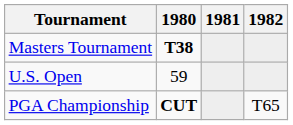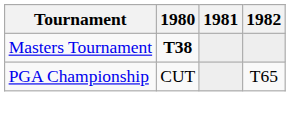- row: (45, 76)
(179, 105) bold -> (178, 76) normal
